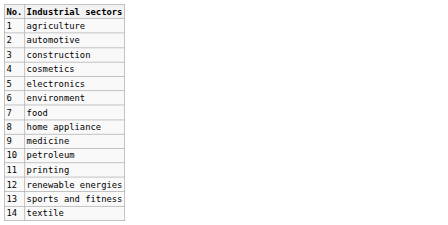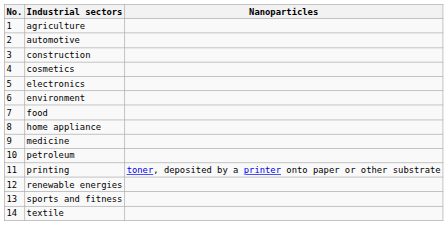+ column: (284, 12)
